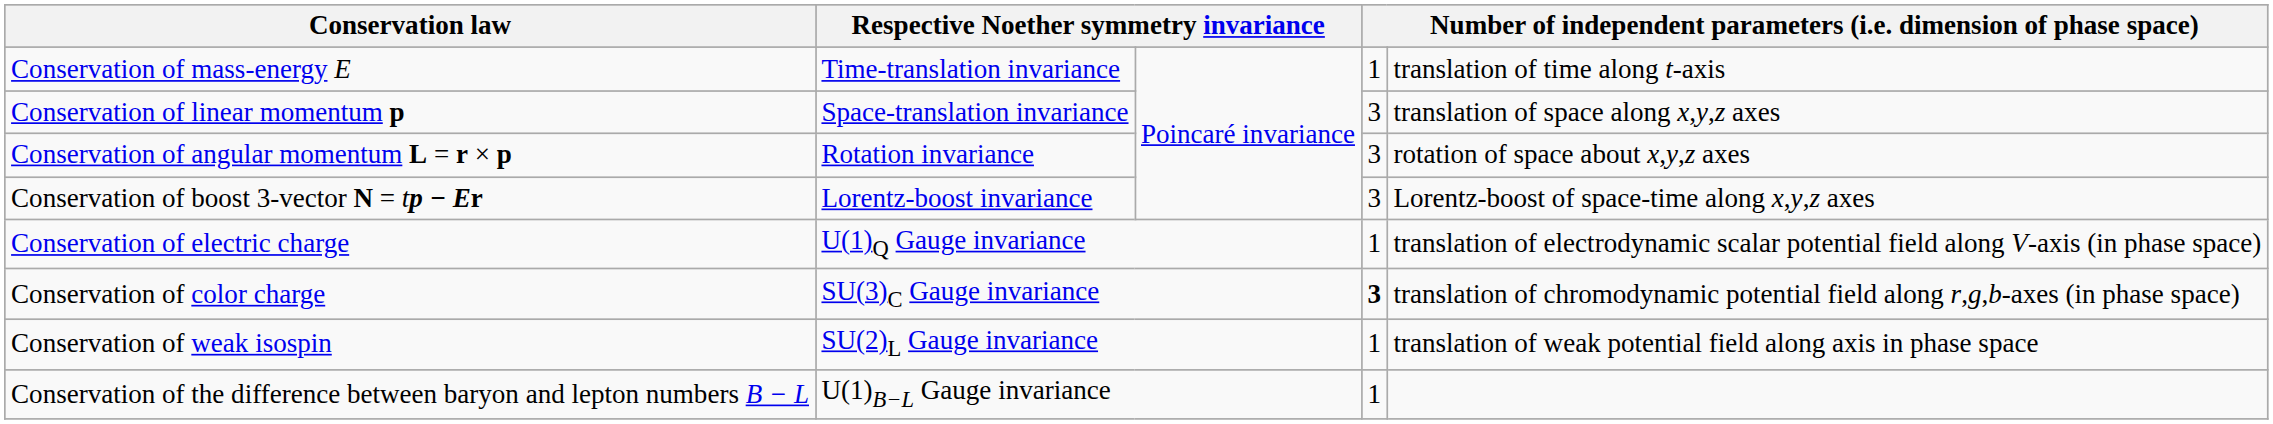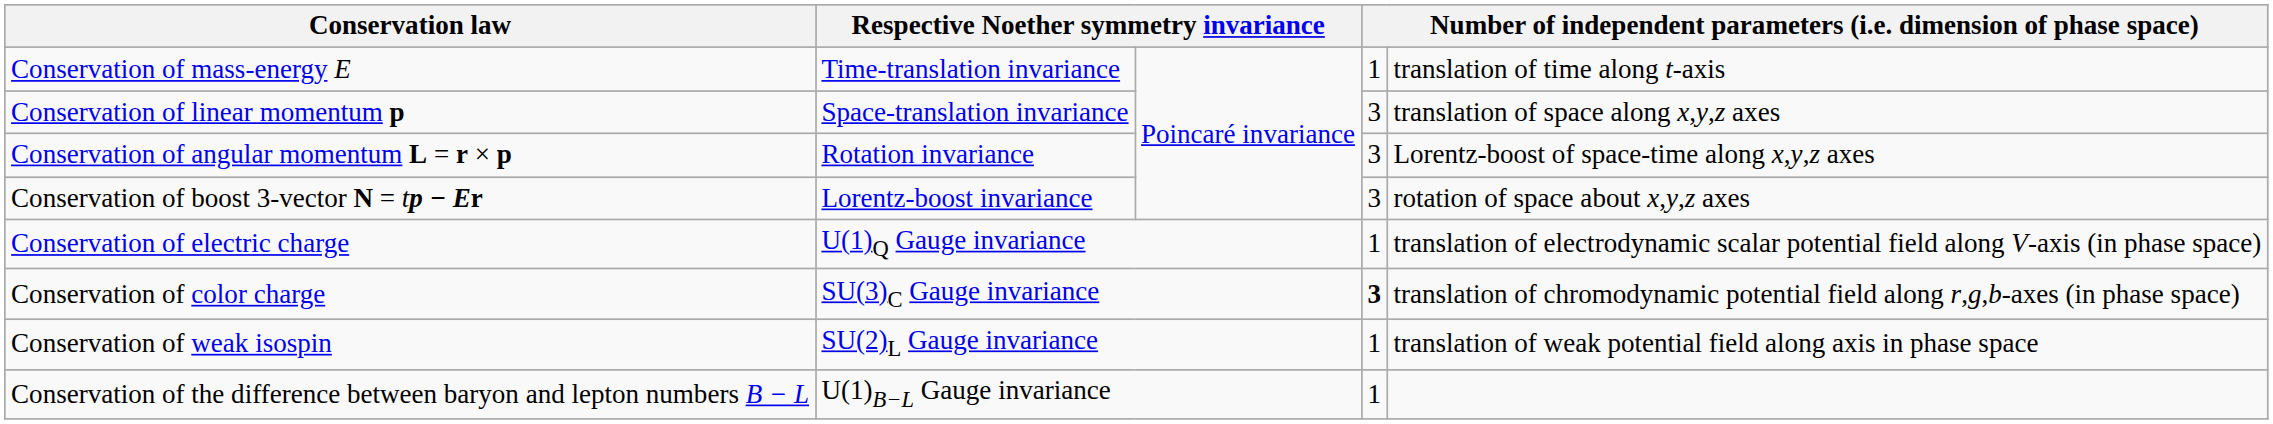(1572, 154) rotation of space about x,y,z axes -> (1634, 154) Lorentz-boost of space-time along x,y,z axes
(1634, 197) Lorentz-boost of space-time along x,y,z axes -> (1572, 197) rotation of space about x,y,z axes
